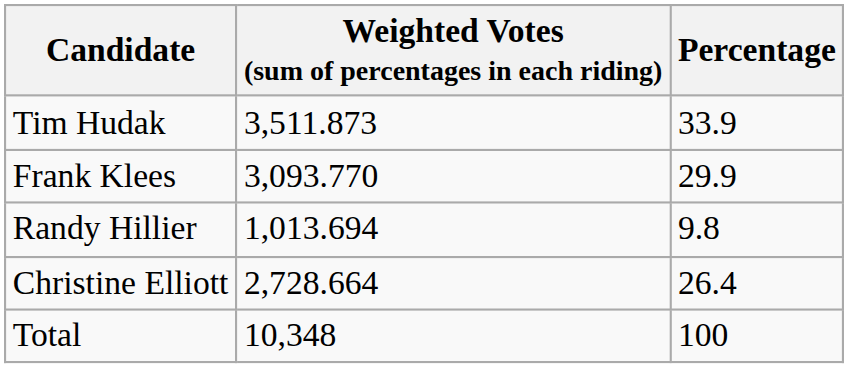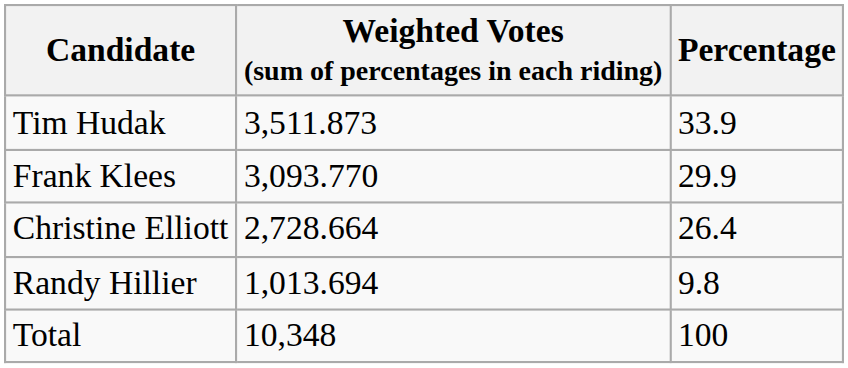rows swapped: (121, 282) <-> (105, 228)
